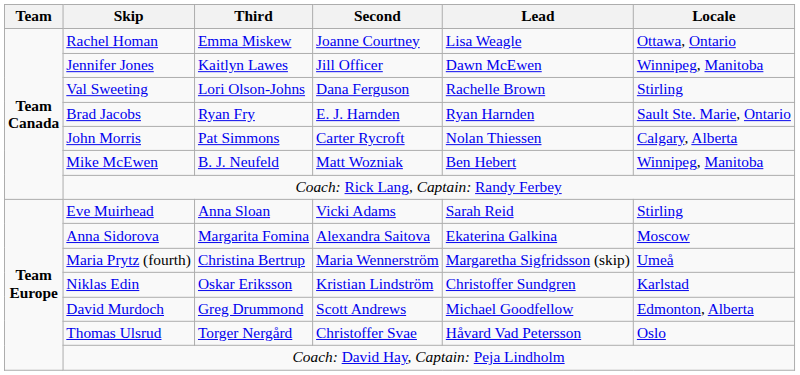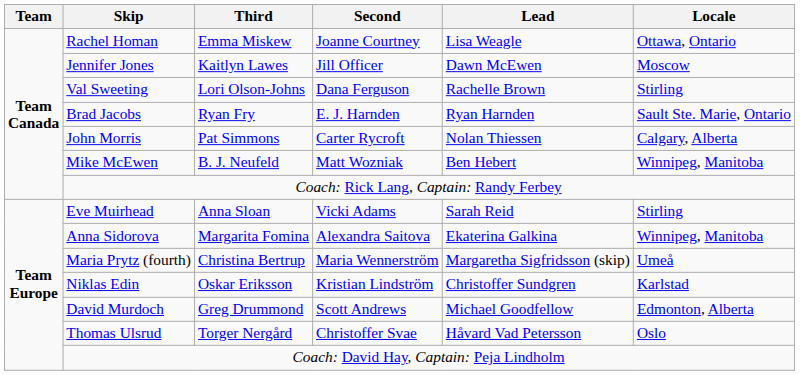(700, 65) Winnipeg, Manitoba -> (663, 65) Moscow
(663, 235) Moscow -> (700, 235) Winnipeg, Manitoba
